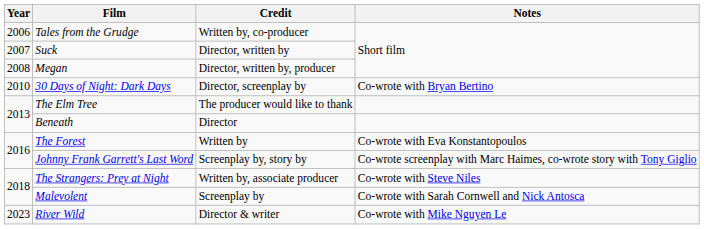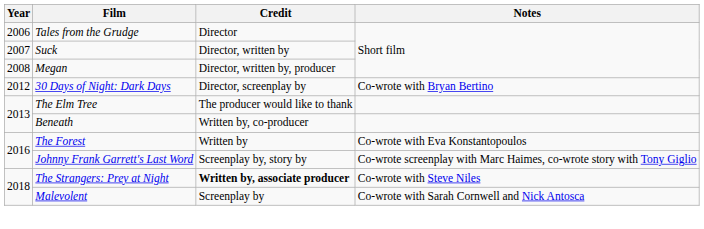(254, 31) Written by, co-producer -> (218, 31) Director
(19, 86) 2010 -> (19, 86) 2012
(218, 123) Director -> (254, 123) Written by, co-producer
(268, 178) normal -> (274, 178) bold
- row: (60, 214)
